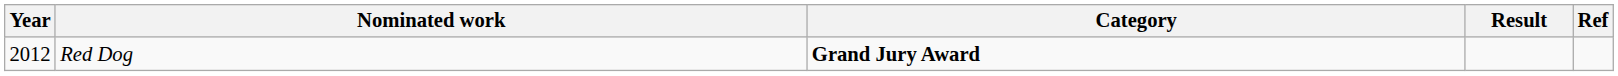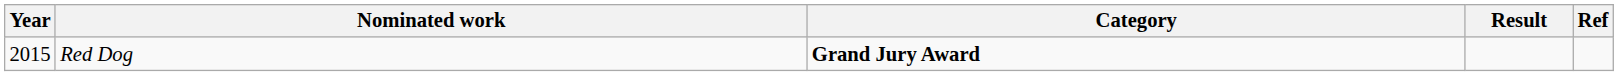(30, 53) 2012 -> (30, 53) 2015
